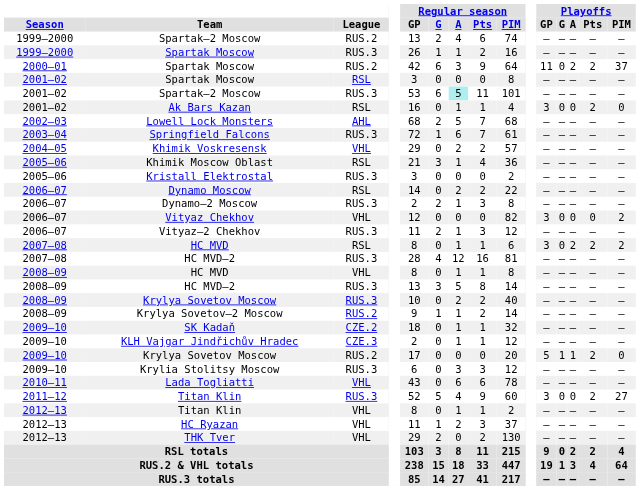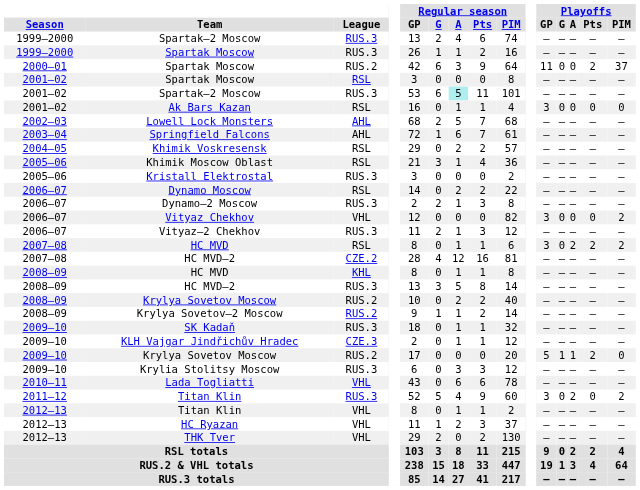(361, 38) RUS.2 -> (361, 38) RUS.3
(573, 66) 2 -> (573, 66) 0
(593, 107) 2 -> (593, 107) 0
(361, 135) RUS.3 -> (361, 135) AHL
(361, 149) VHL -> (361, 149) RSL
(361, 259) RUS.3 -> (361, 259) CZE.2
(361, 273) VHL -> (361, 273) KHL
(361, 300) RUS.3 -> (361, 300) RUS.2
(361, 328) CZE.2 -> (361, 328) RUS.3
(573, 396) 0 -> (573, 396) 2
(593, 396) 2 -> (593, 396) 0
(621, 396) 27 -> (621, 396) 2
